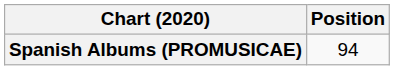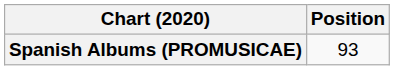(348, 49) 94 -> (348, 49) 93
